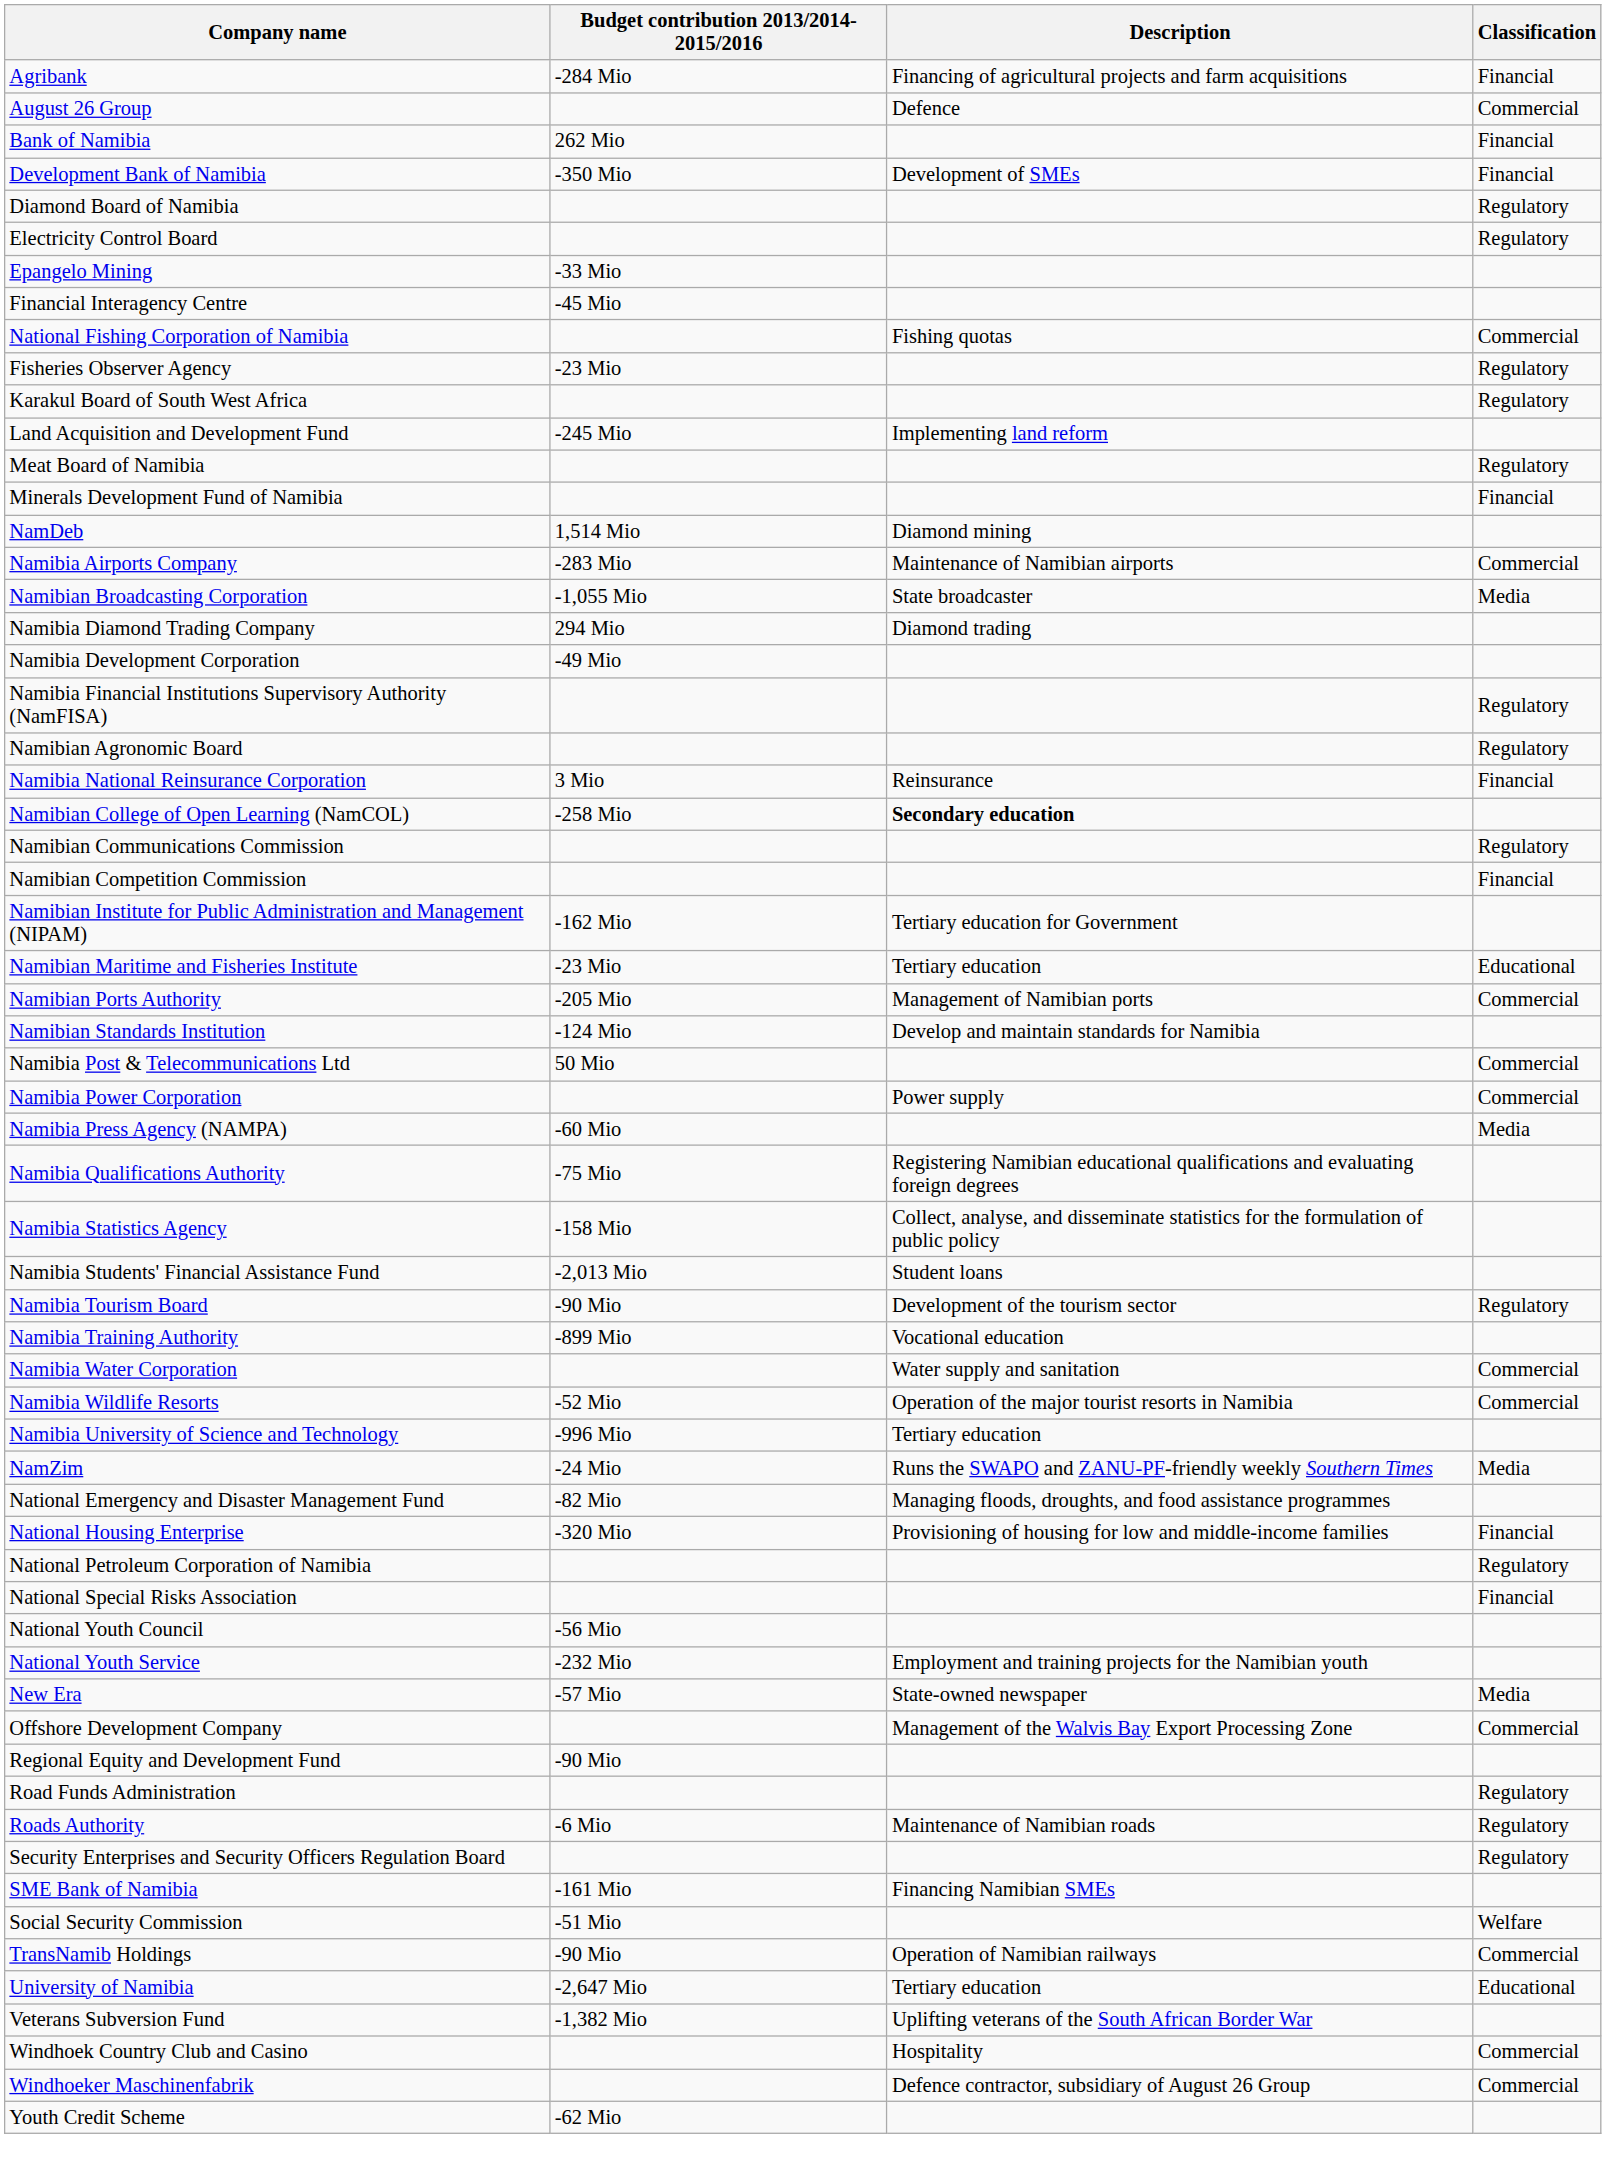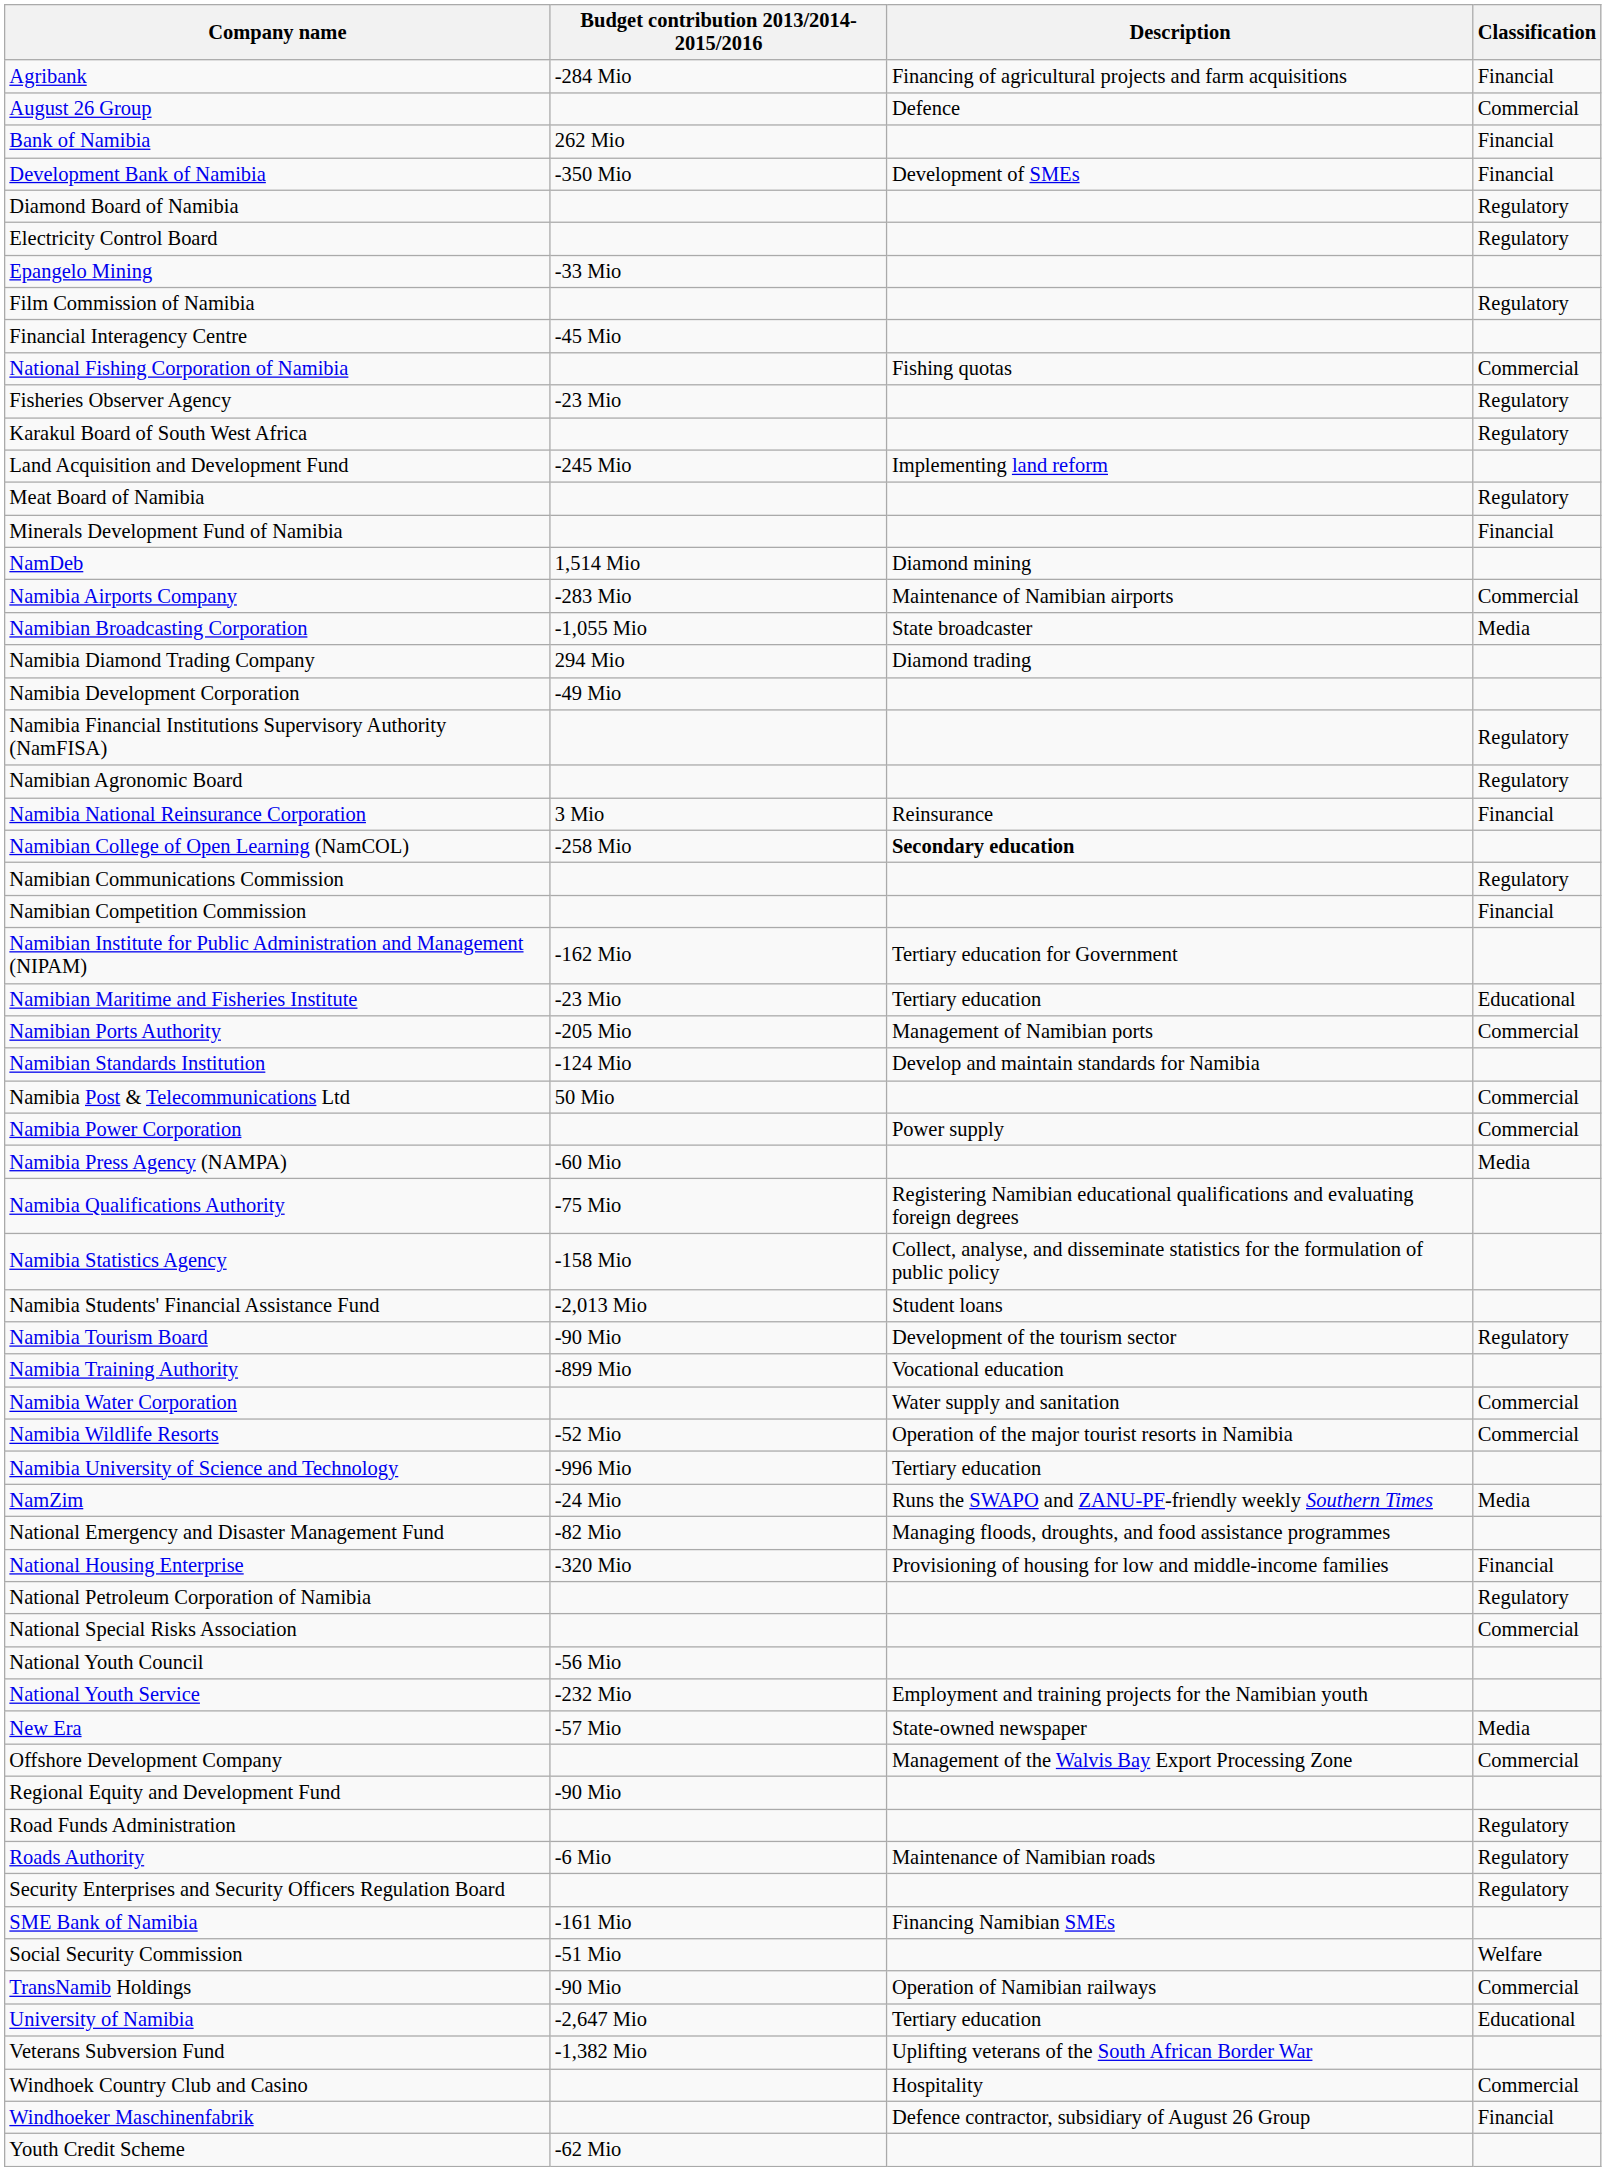+ row: (132, 303)
(1516, 1597) Financial -> (1528, 1630) Commercial
(1528, 2084) Commercial -> (1516, 2117) Financial
